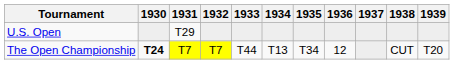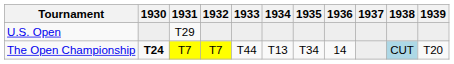(340, 50) 12 -> (340, 50) 14
(402, 50) no background -> (402, 50) lightblue background
